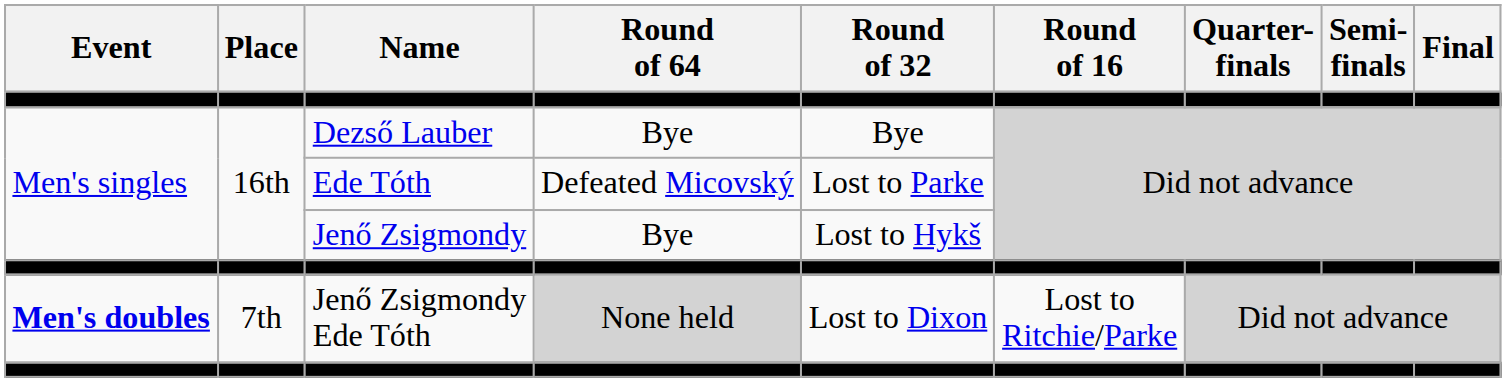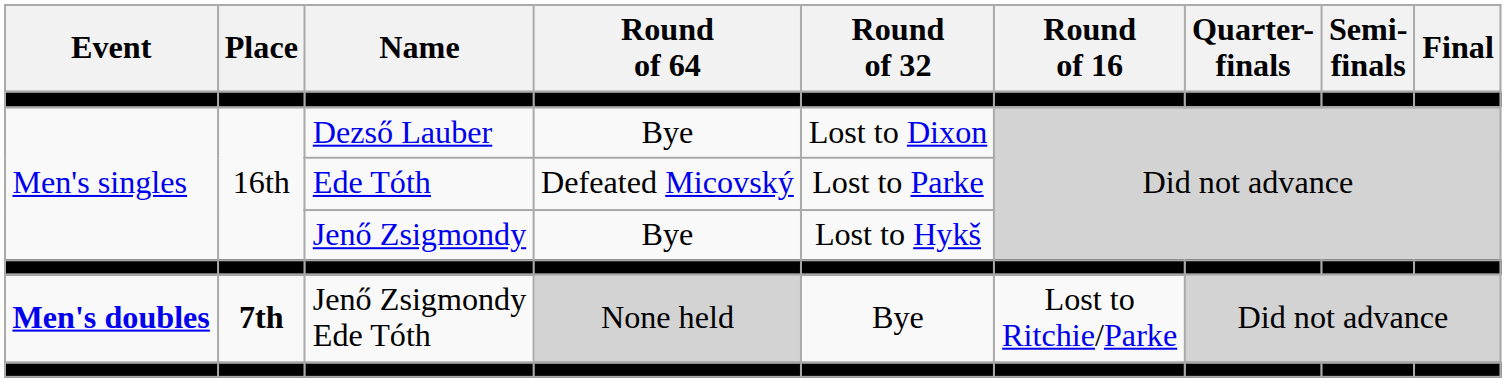(898, 132) Bye -> (898, 132) Lost to Dixon
(261, 317) normal -> (261, 317) bold
(898, 317) Lost to Dixon -> (898, 317) Bye
